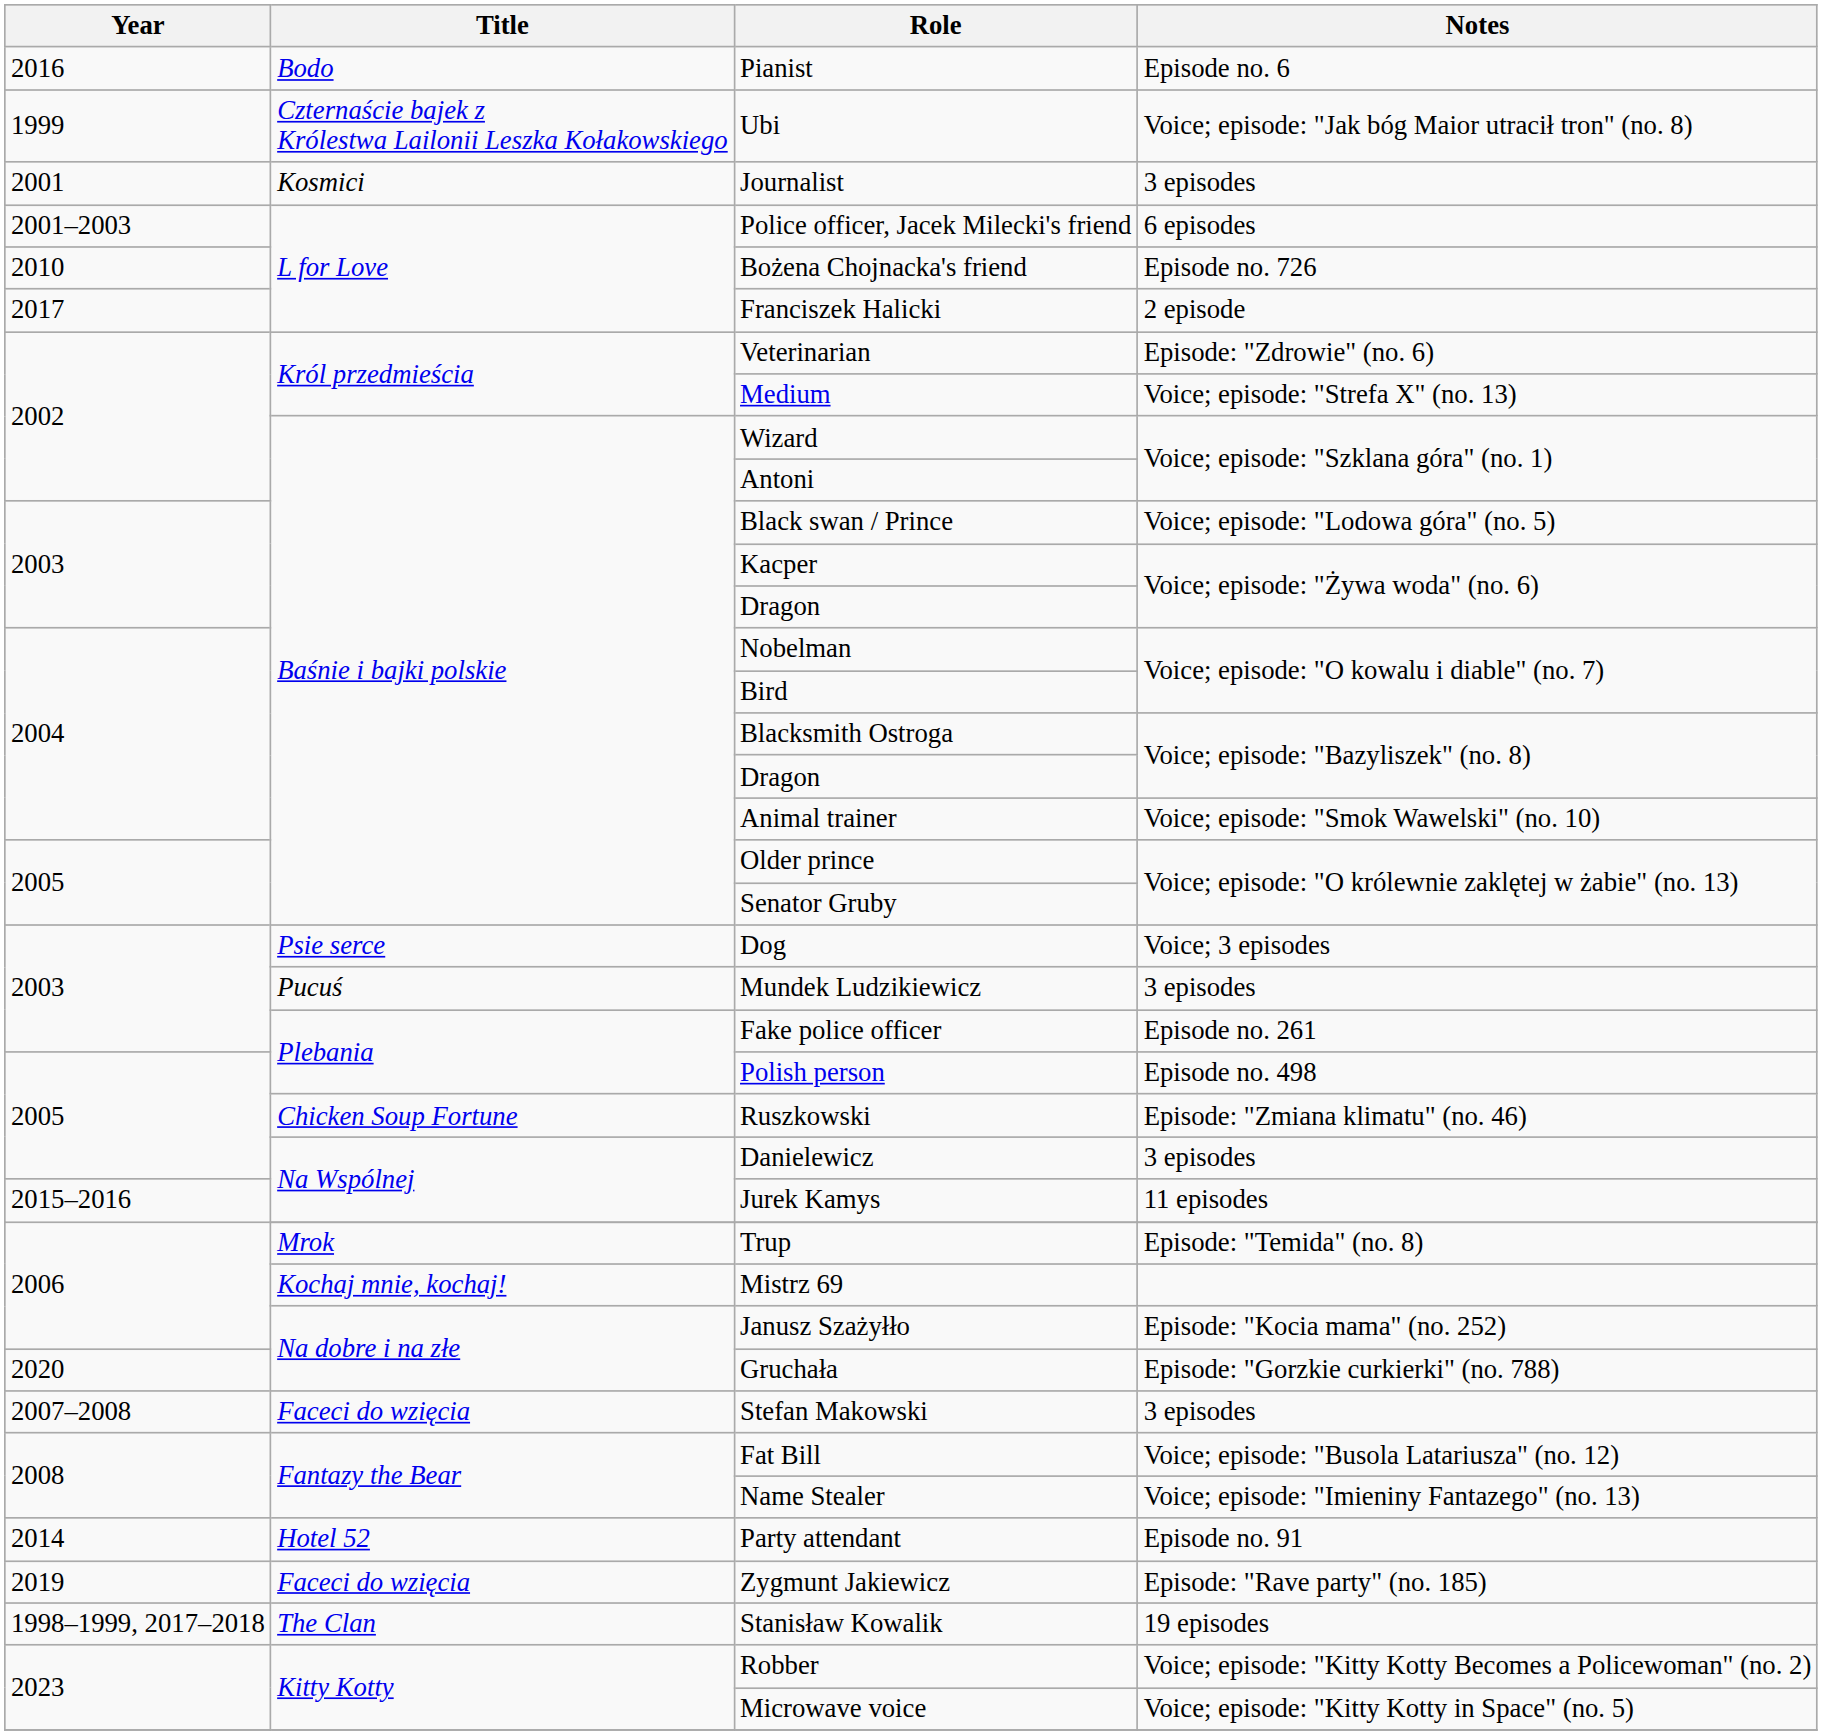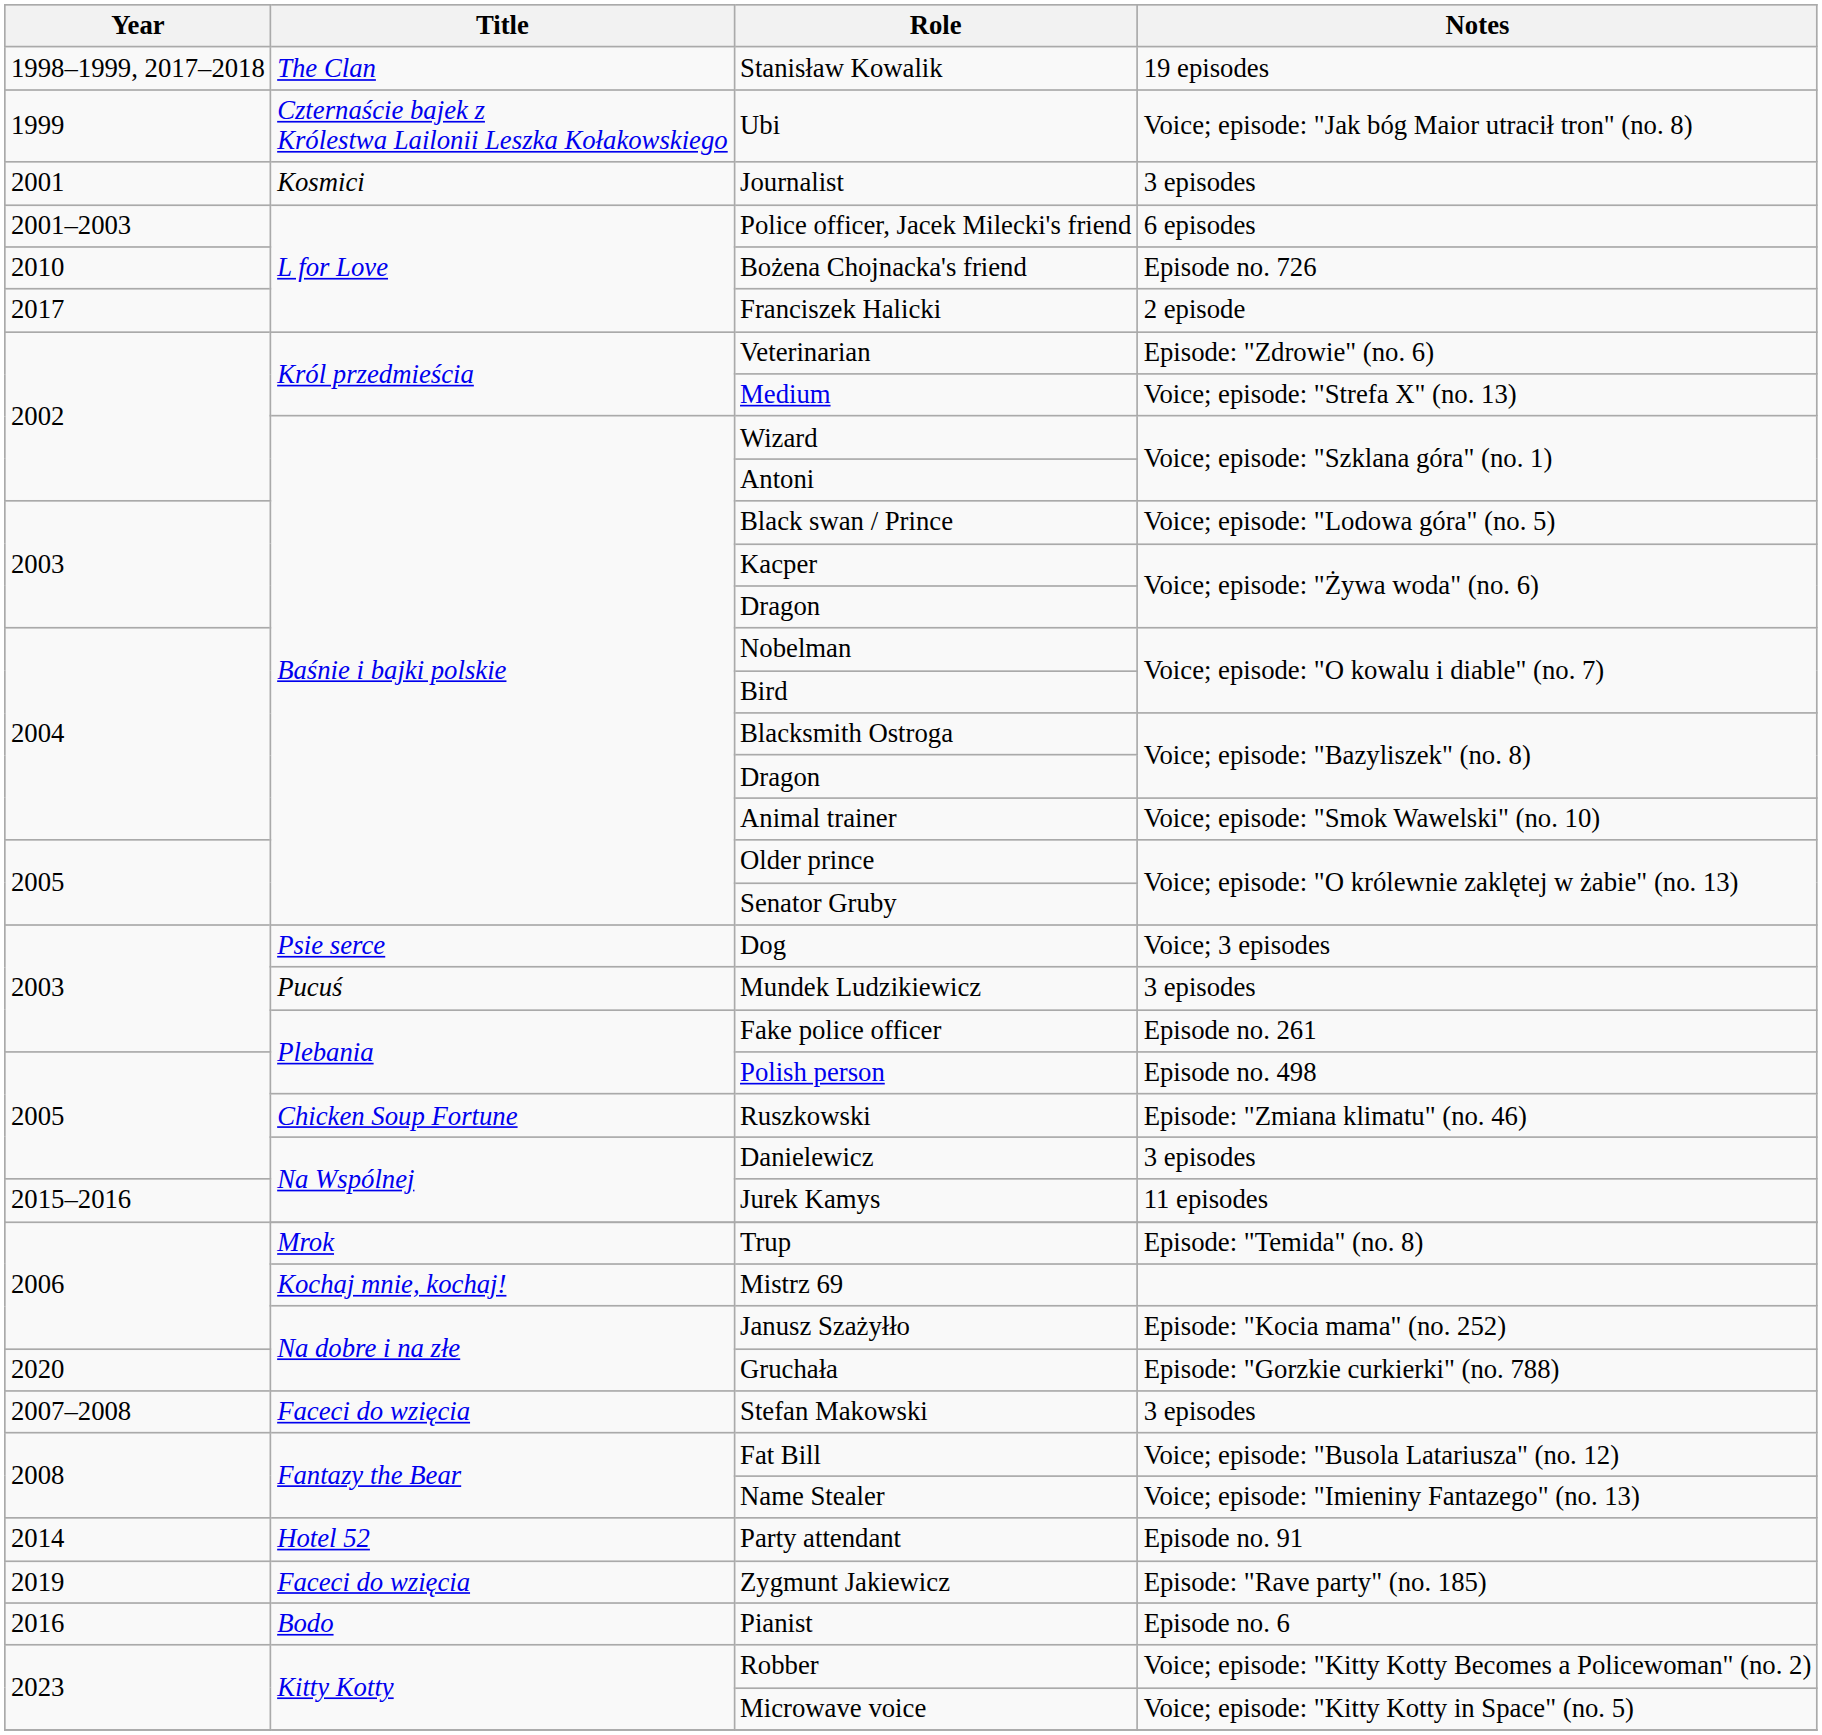rows swapped: (841, 1623) <-> (776, 68)
